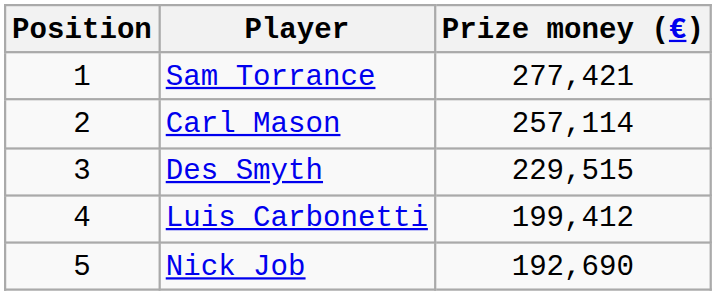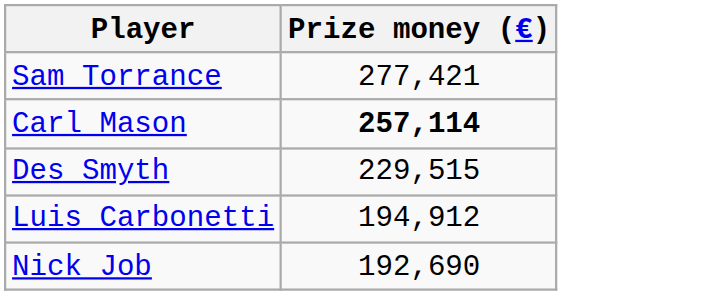- column: (82, 29)
(573, 124) normal -> (419, 124) bold
(573, 219) 199,412 -> (419, 219) 194,912
